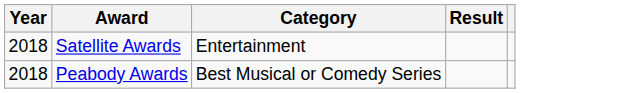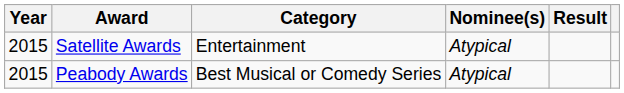+ column: (497, 18)
(28, 46) 2018 -> (28, 46) 2015
(28, 74) 2018 -> (28, 74) 2015
